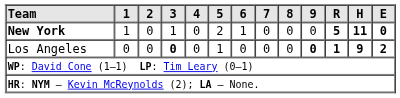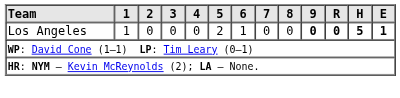- row: (36, 31)
(126, 49) 0 -> (126, 31) 1
(173, 49) bold -> (173, 31) normal
(220, 49) 1 -> (220, 31) 2
(243, 49) 0 -> (243, 31) 1
(337, 49) 1 -> (337, 31) 0
(360, 49) 9 -> (360, 31) 5
(383, 49) 2 -> (383, 31) 1
